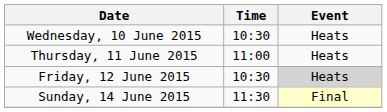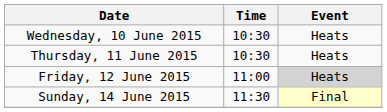(251, 56) 11:00 -> (251, 56) 10:30
(251, 76) 10:30 -> (251, 76) 11:00
